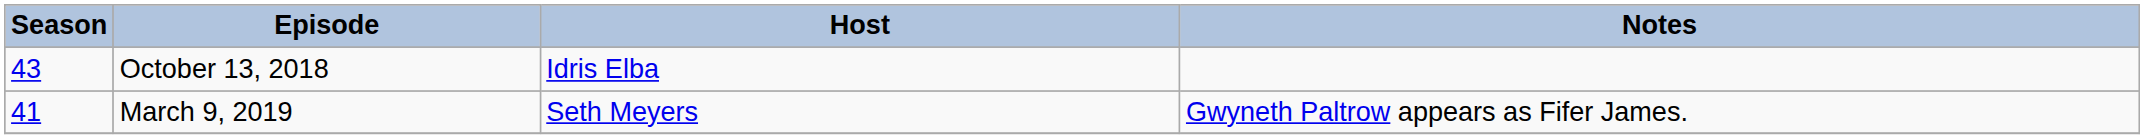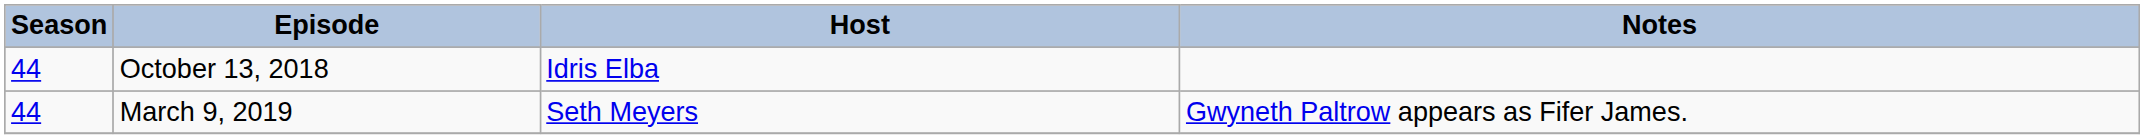(26, 68) 43 -> (26, 68) 44
(26, 111) 41 -> (26, 111) 44
